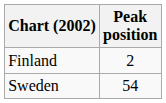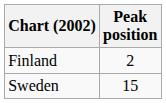(130, 85) 54 -> (130, 85) 15
